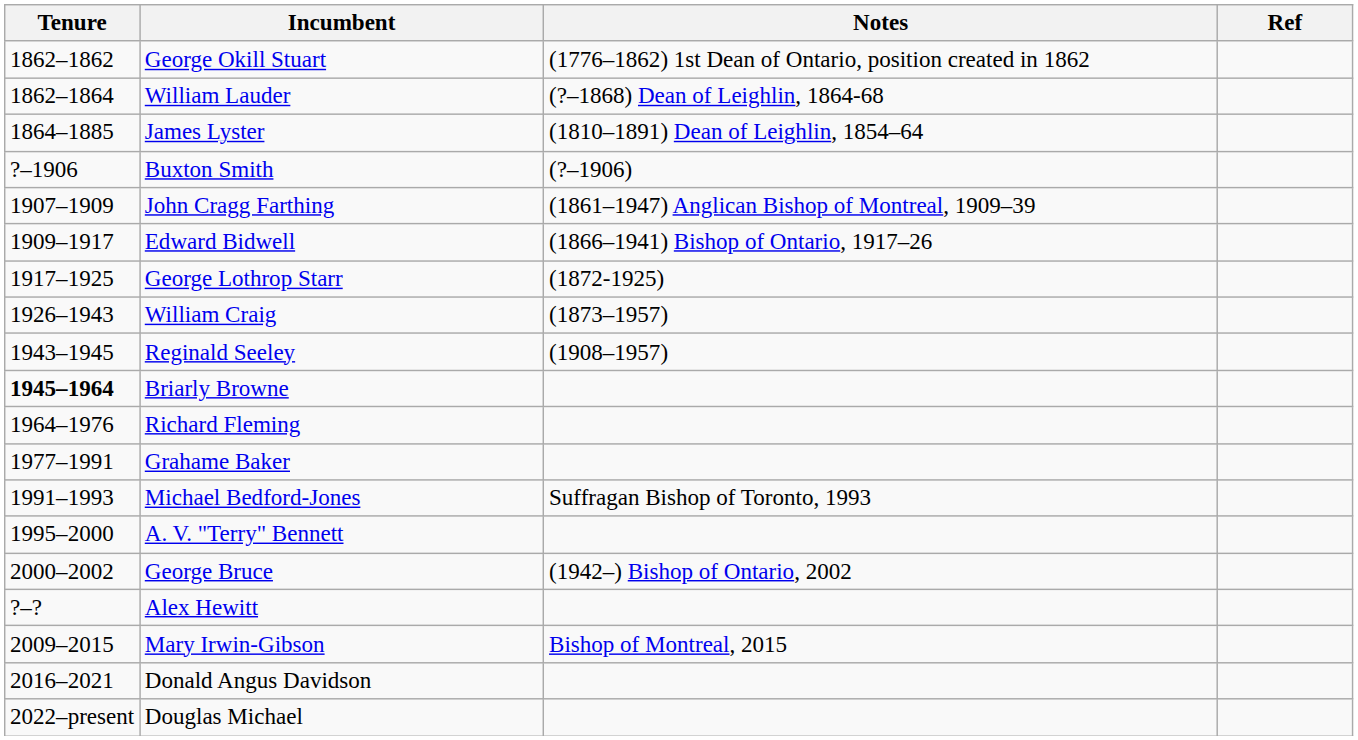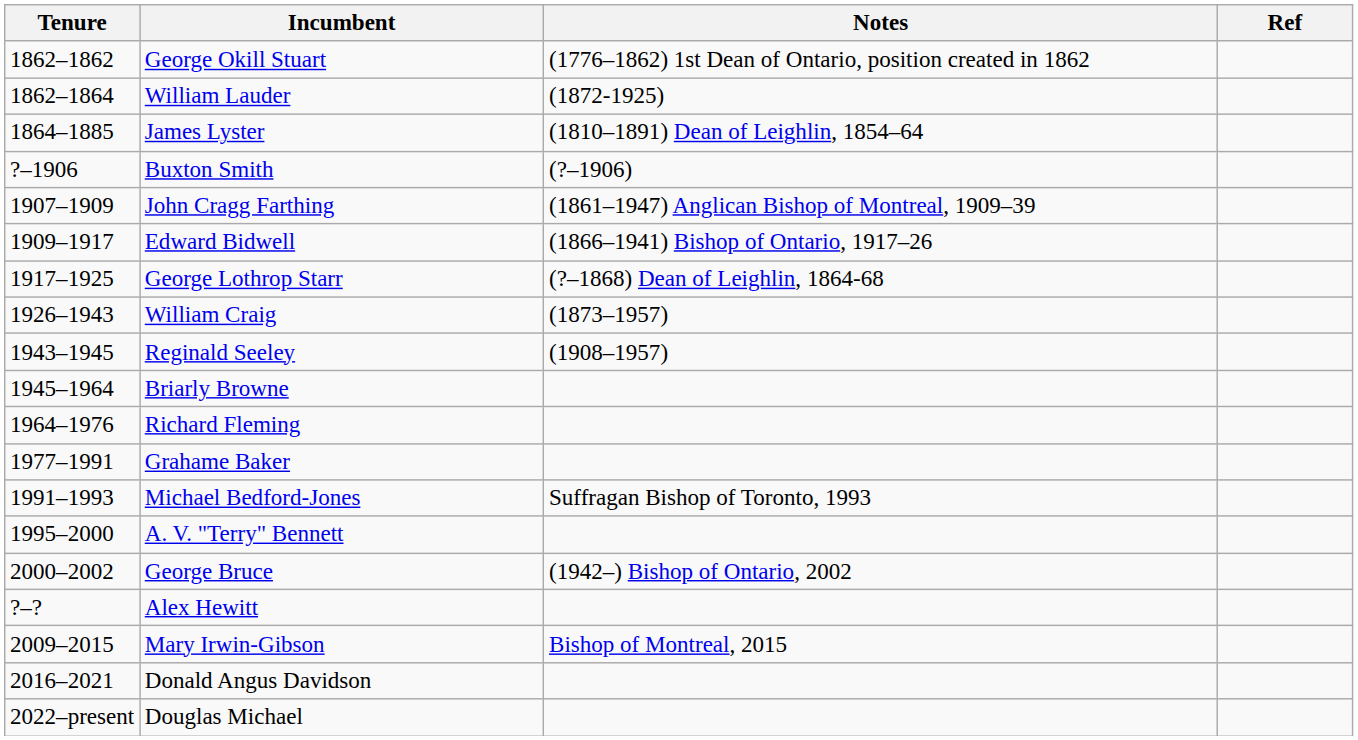(716, 95) (?–1868) Dean of Leighlin, 1864-68 -> (607, 95) (1872-1925)
(607, 278) (1872-1925) -> (716, 278) (?–1868) Dean of Leighlin, 1864-68
(62, 388) bold -> (62, 388) normal
